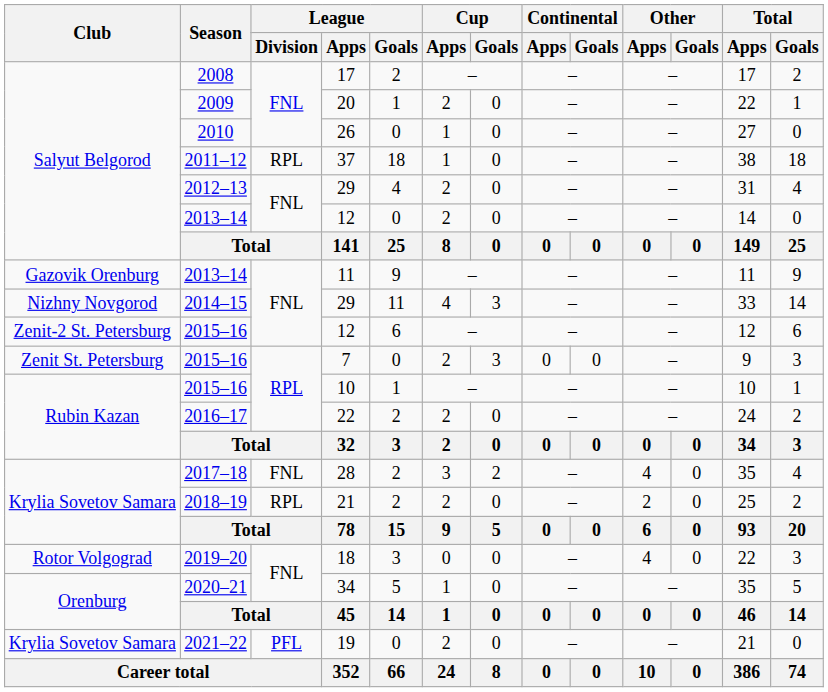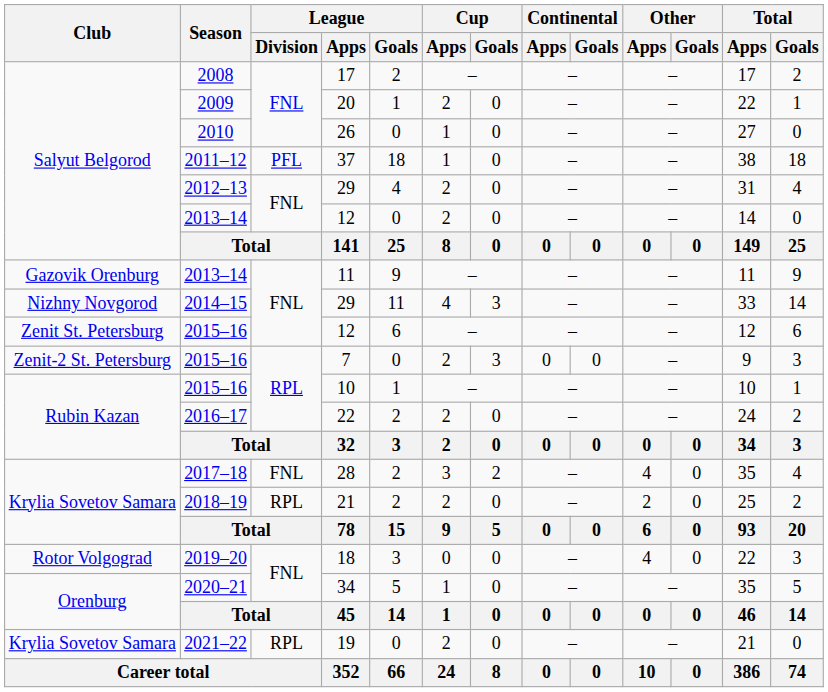(287, 160) RPL -> (287, 160) PFL
(92, 331) Zenit-2 St. Petersburg -> (92, 331) Zenit St. Petersburg
(92, 359) Zenit St. Petersburg -> (92, 359) Zenit-2 St. Petersburg
(287, 643) PFL -> (287, 643) RPL
